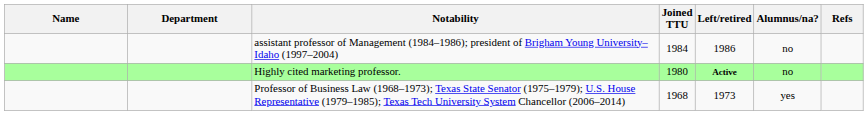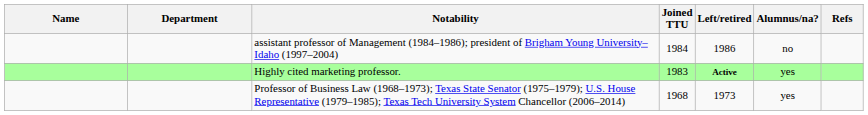(677, 72) 1980 -> (677, 72) 1983
(788, 72) no -> (788, 72) yes
